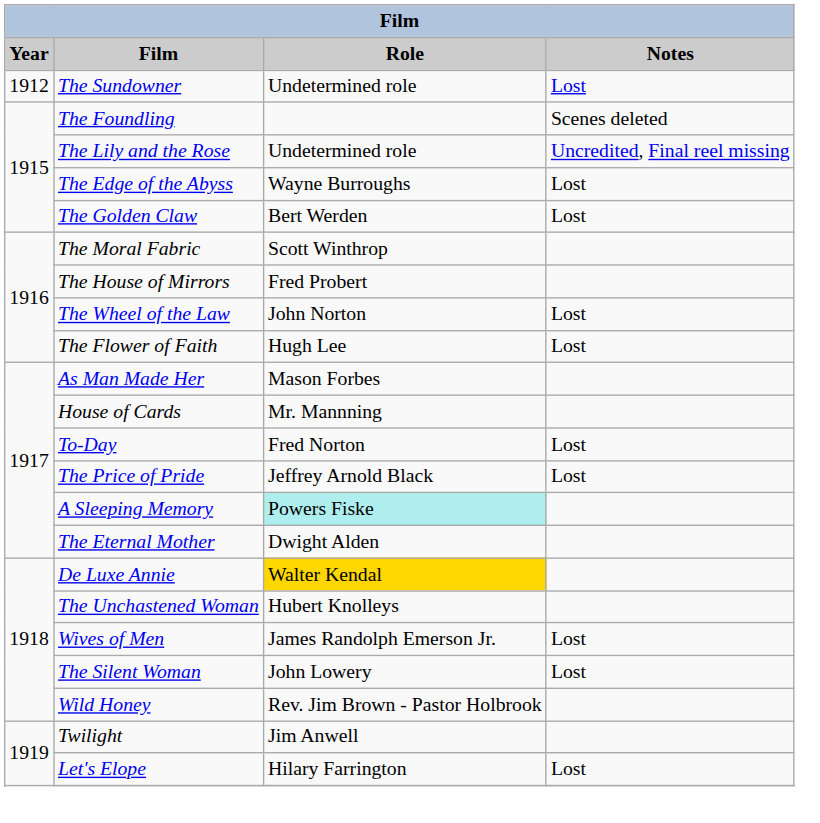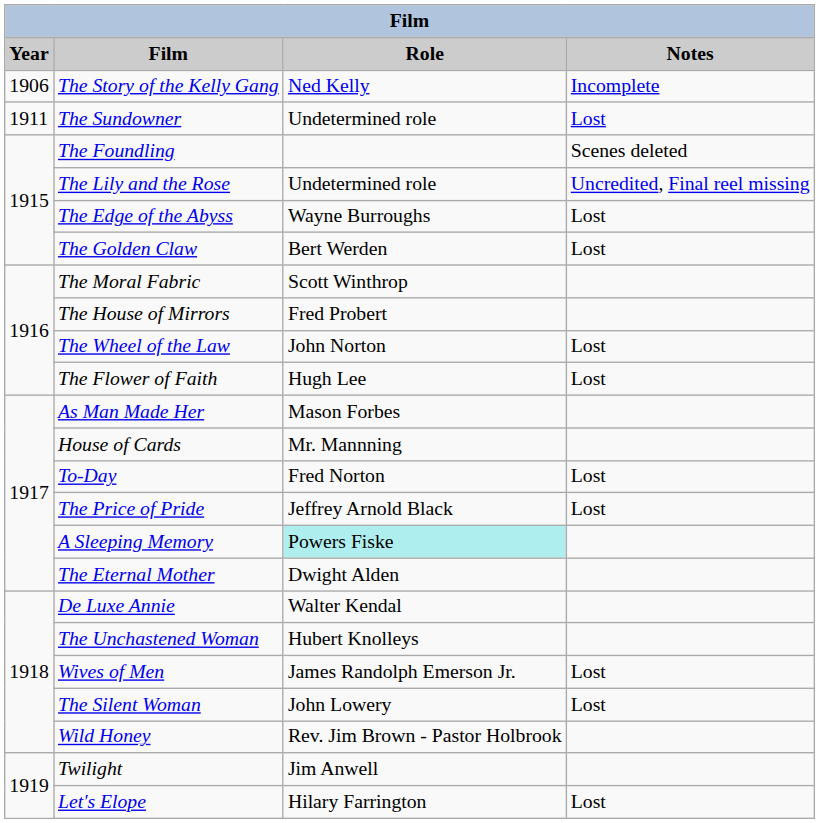+ row: (168, 86)
(29, 86) 1912 -> (29, 118) 1911
(325, 574) gold background -> (345, 606) no background
